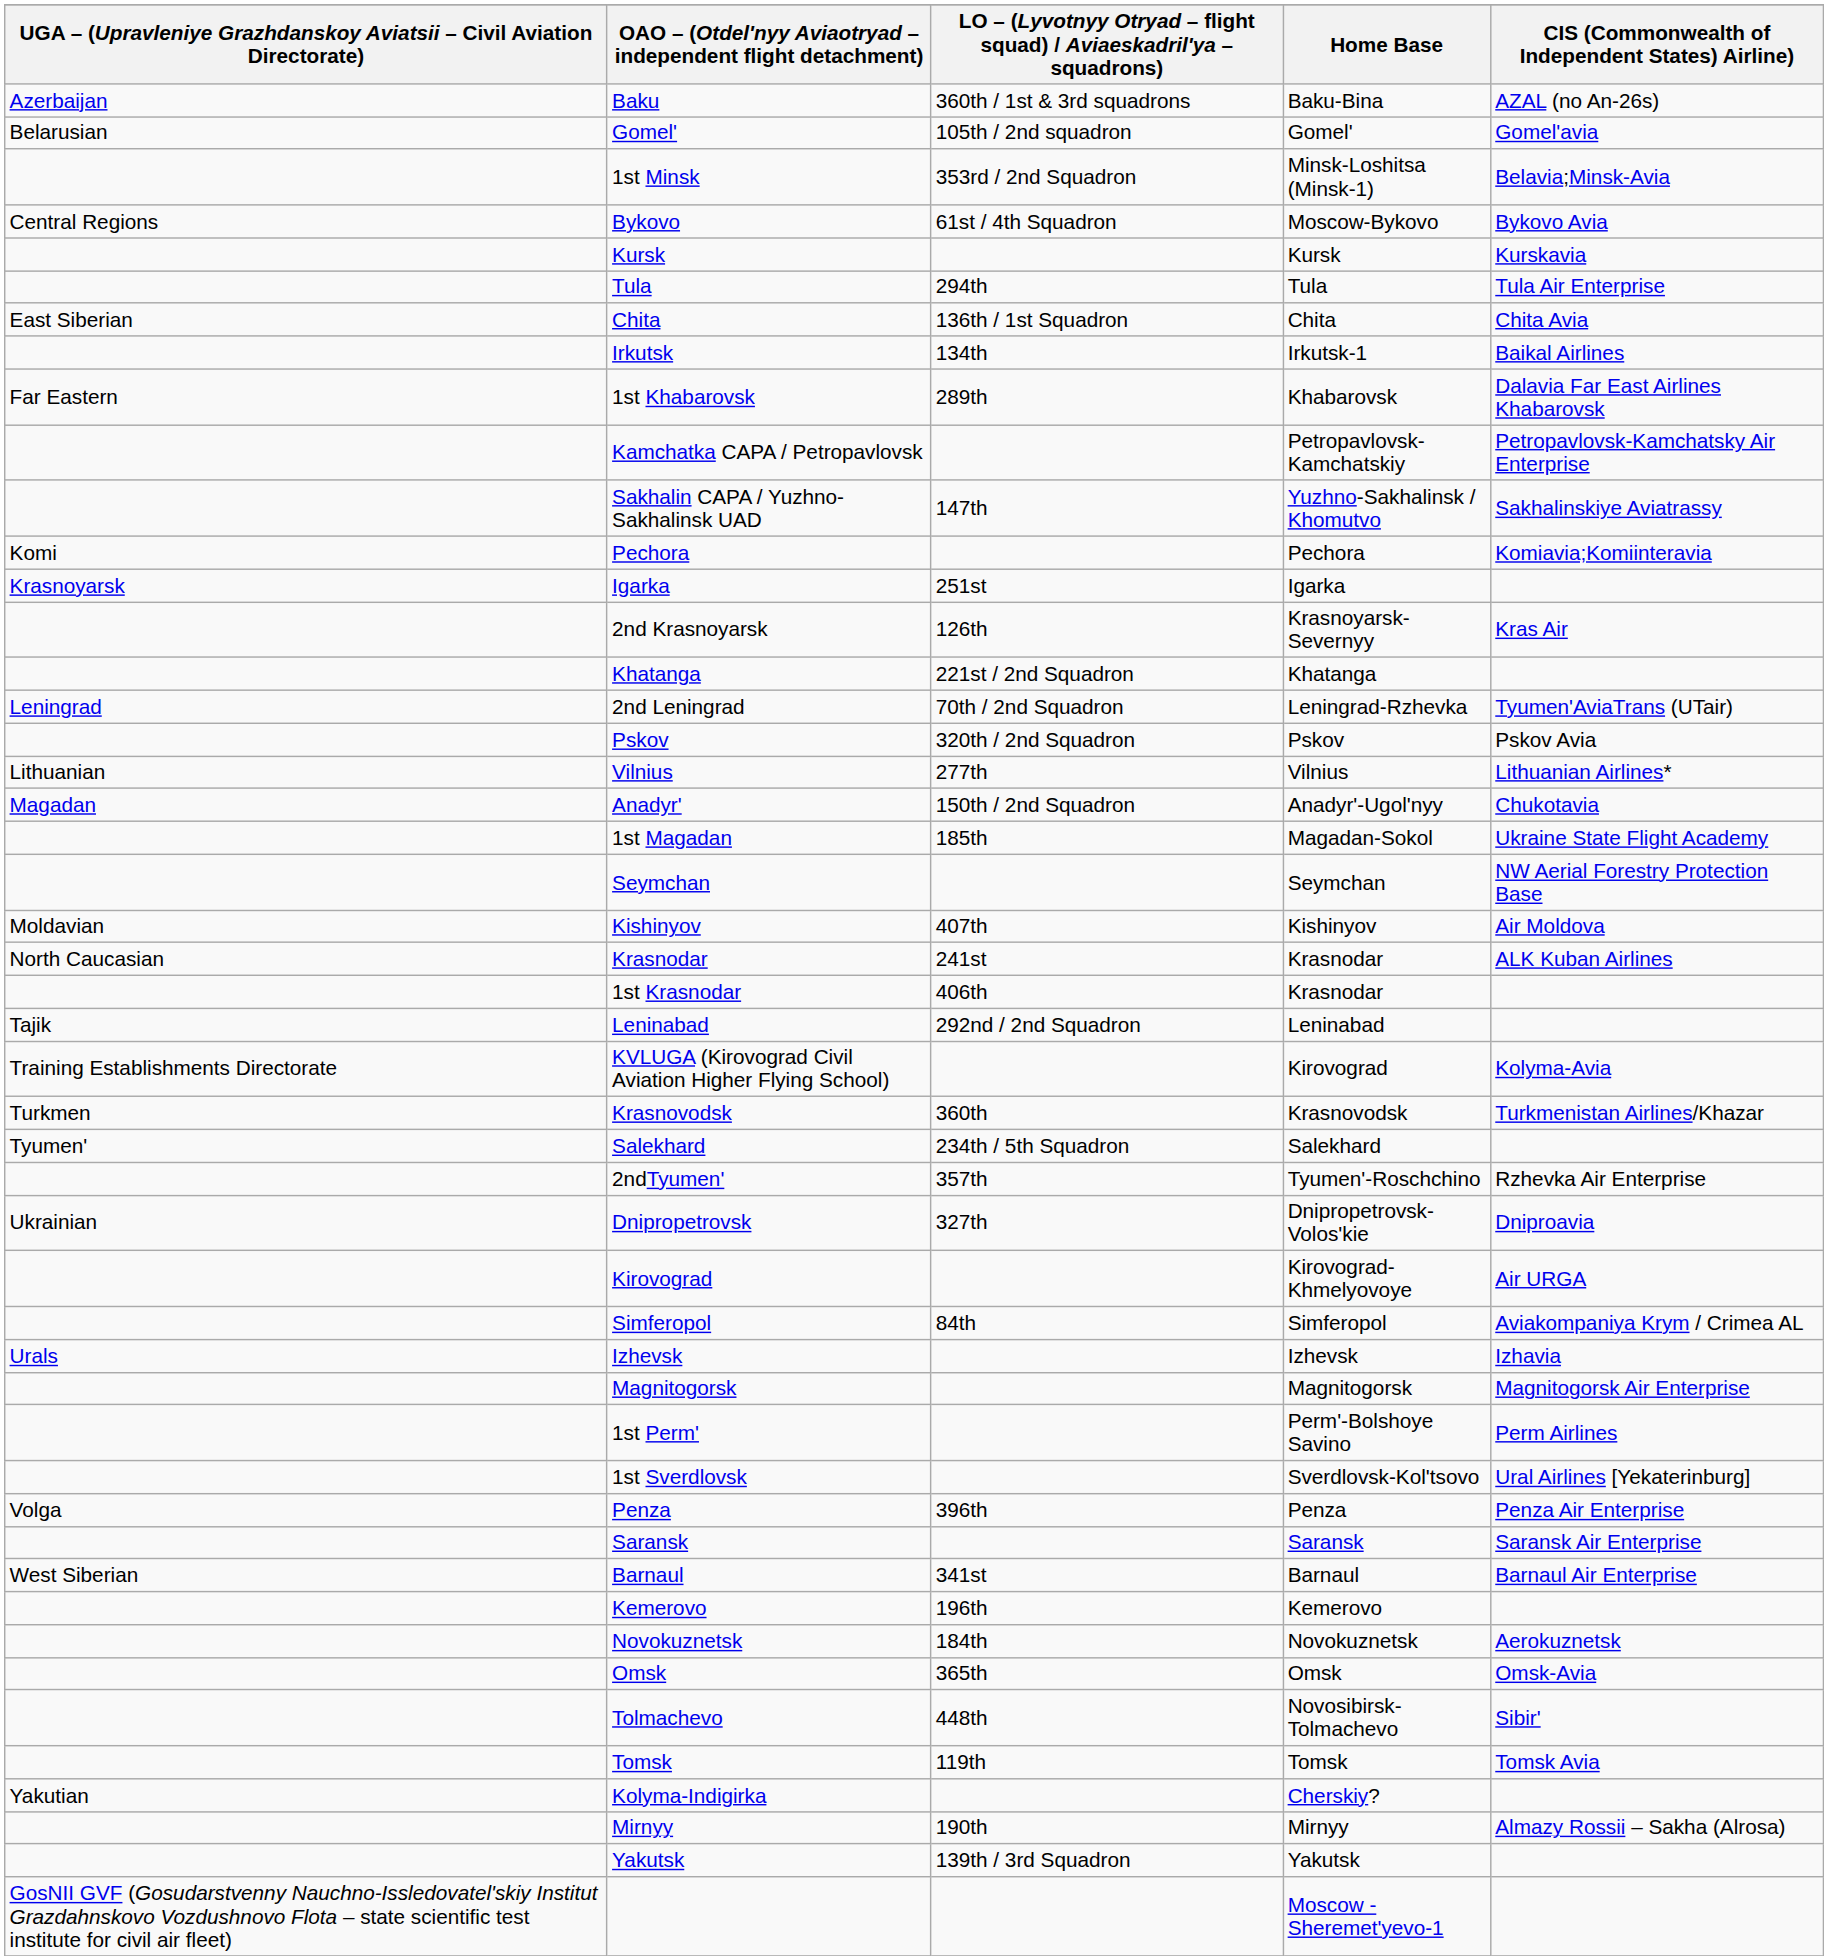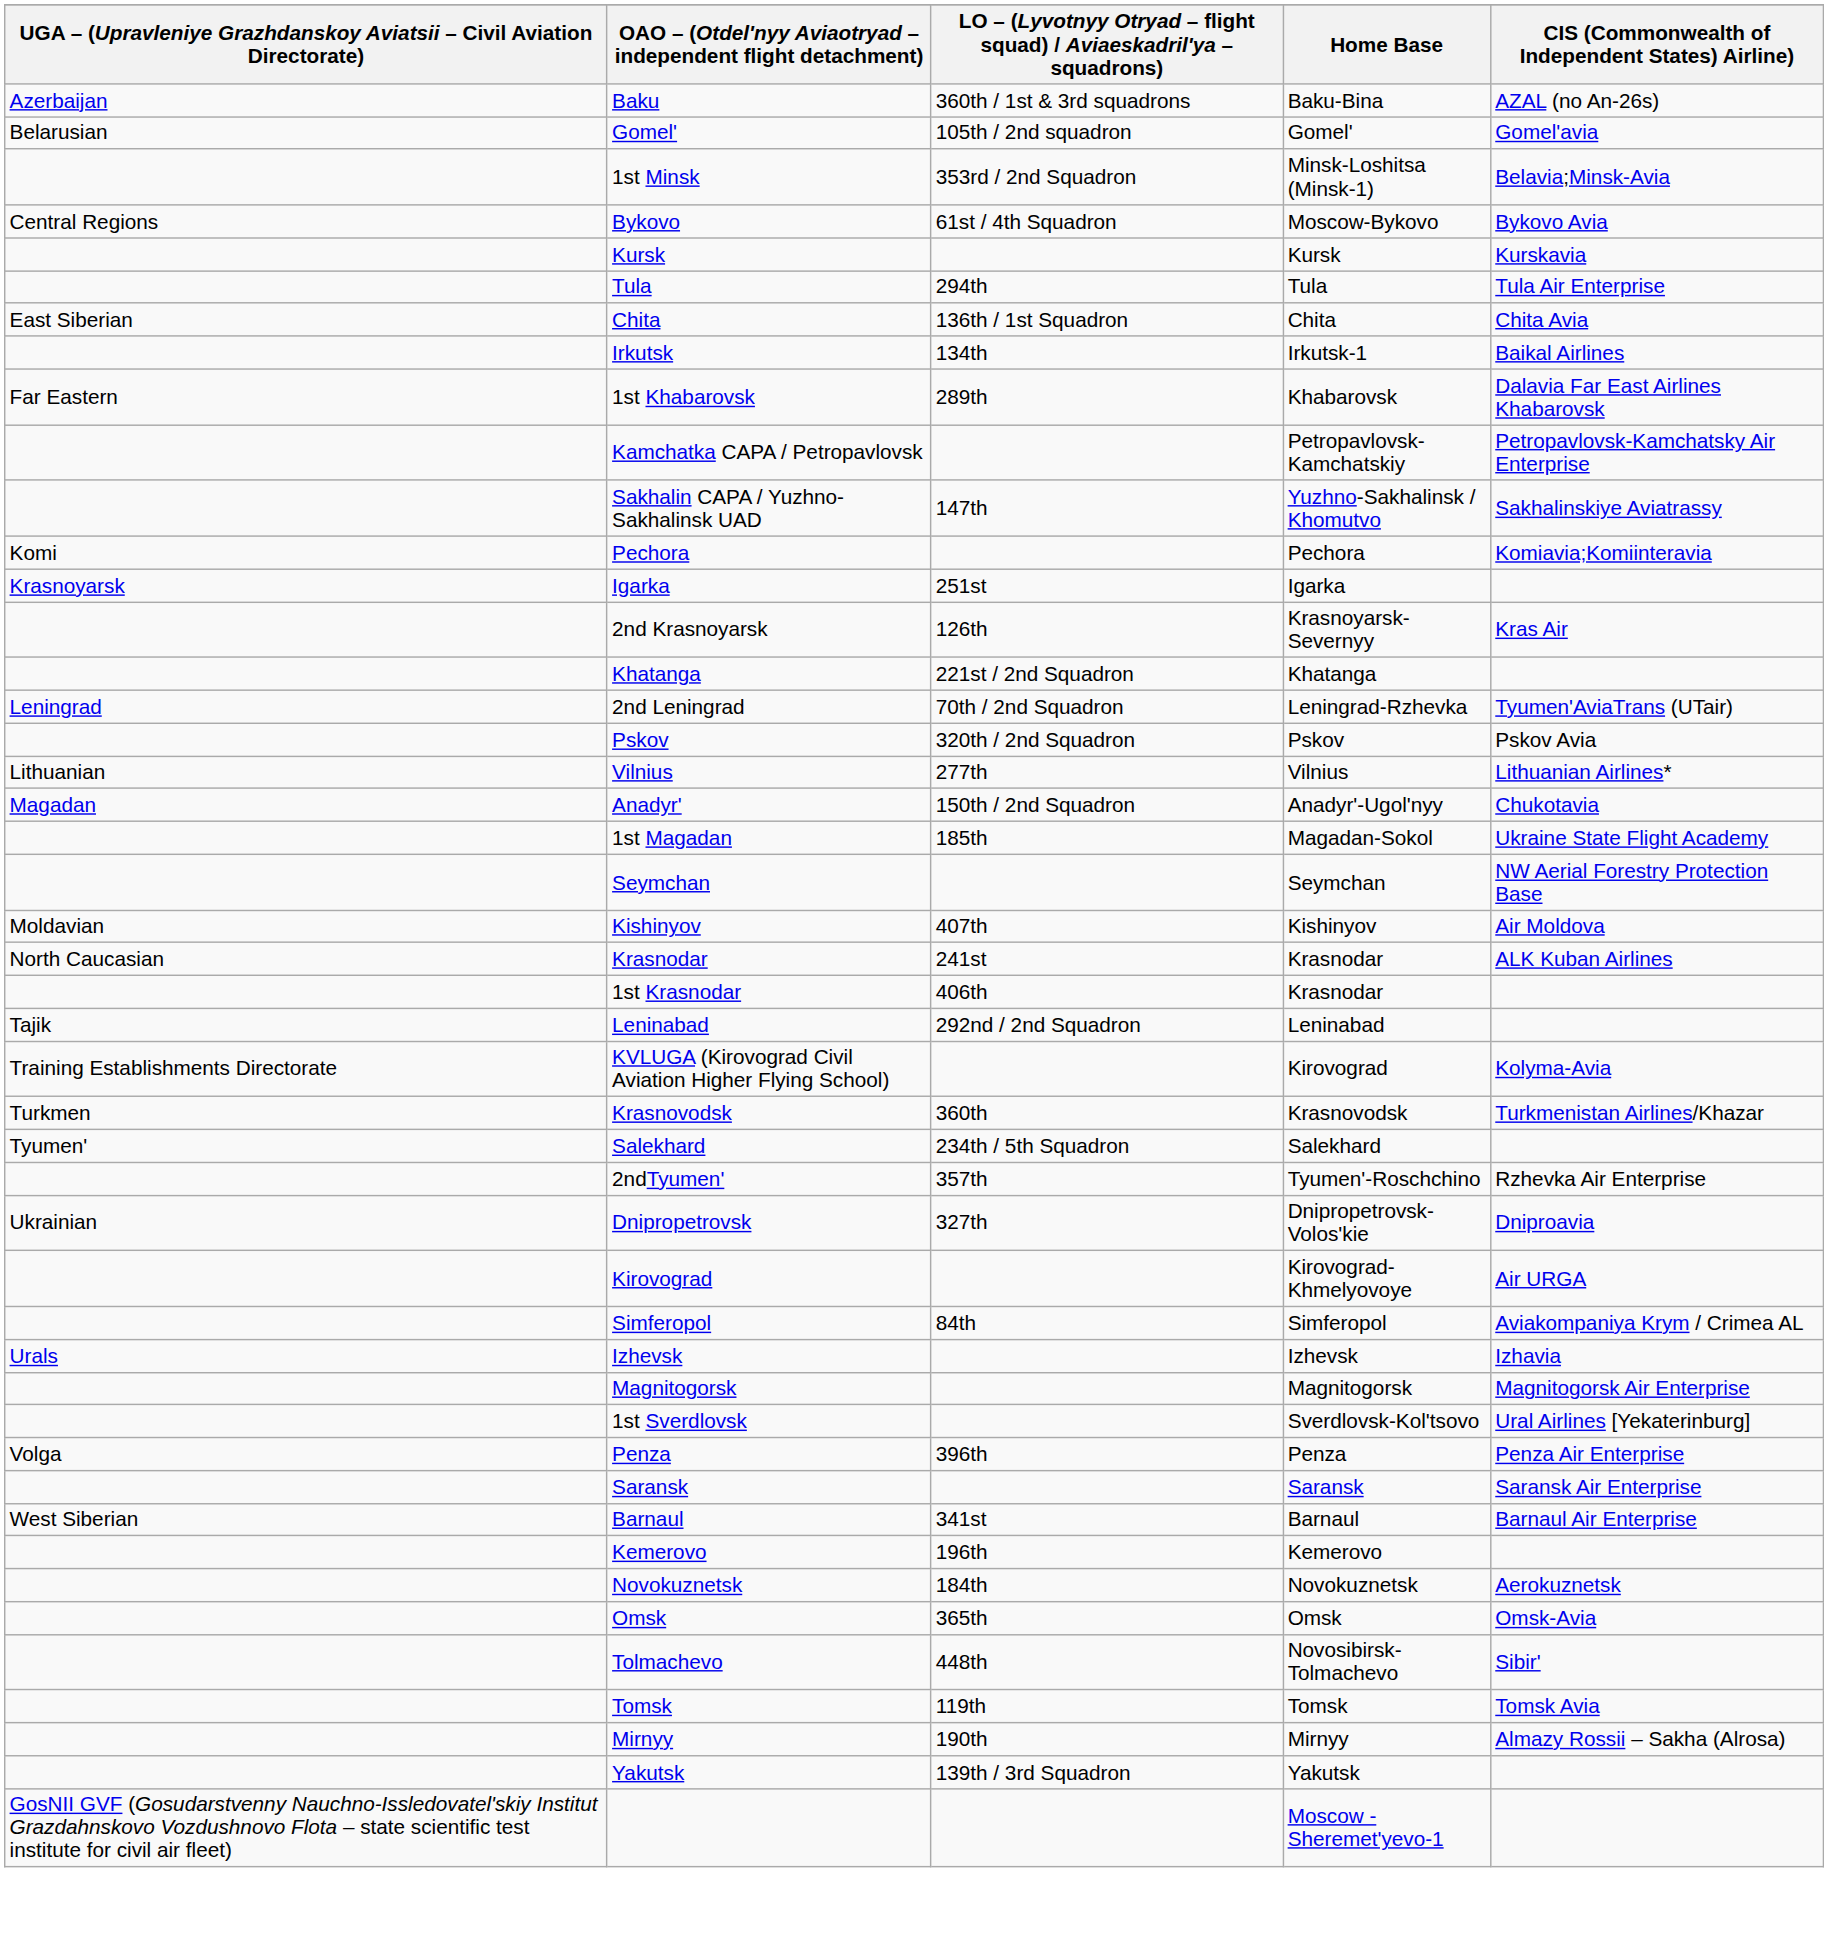- row: (656, 1433)
- row: (689, 1795)
